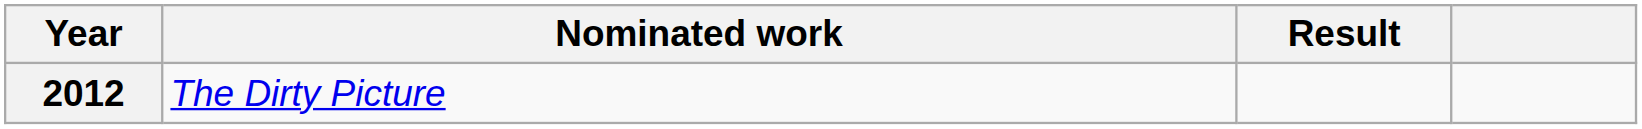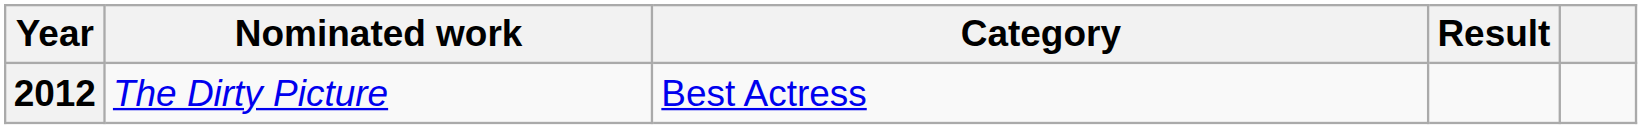+ column: (1041, 33)
